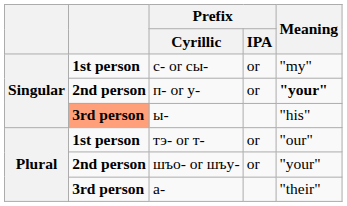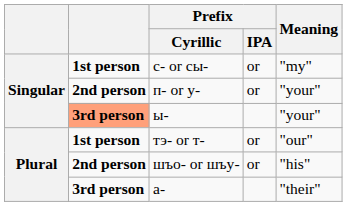(304, 90) bold -> (300, 90) normal
(295, 115) "his" -> (300, 115) "your"
(300, 164) "your" -> (295, 164) "his"
